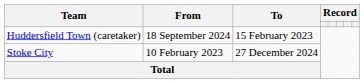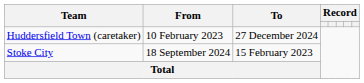(188, 35) 18 September 2024 -> (184, 35) 10 February 2023
(274, 35) 15 February 2023 -> (277, 35) 27 December 2024
(184, 52) 10 February 2023 -> (188, 52) 18 September 2024
(277, 52) 27 December 2024 -> (274, 52) 15 February 2023
